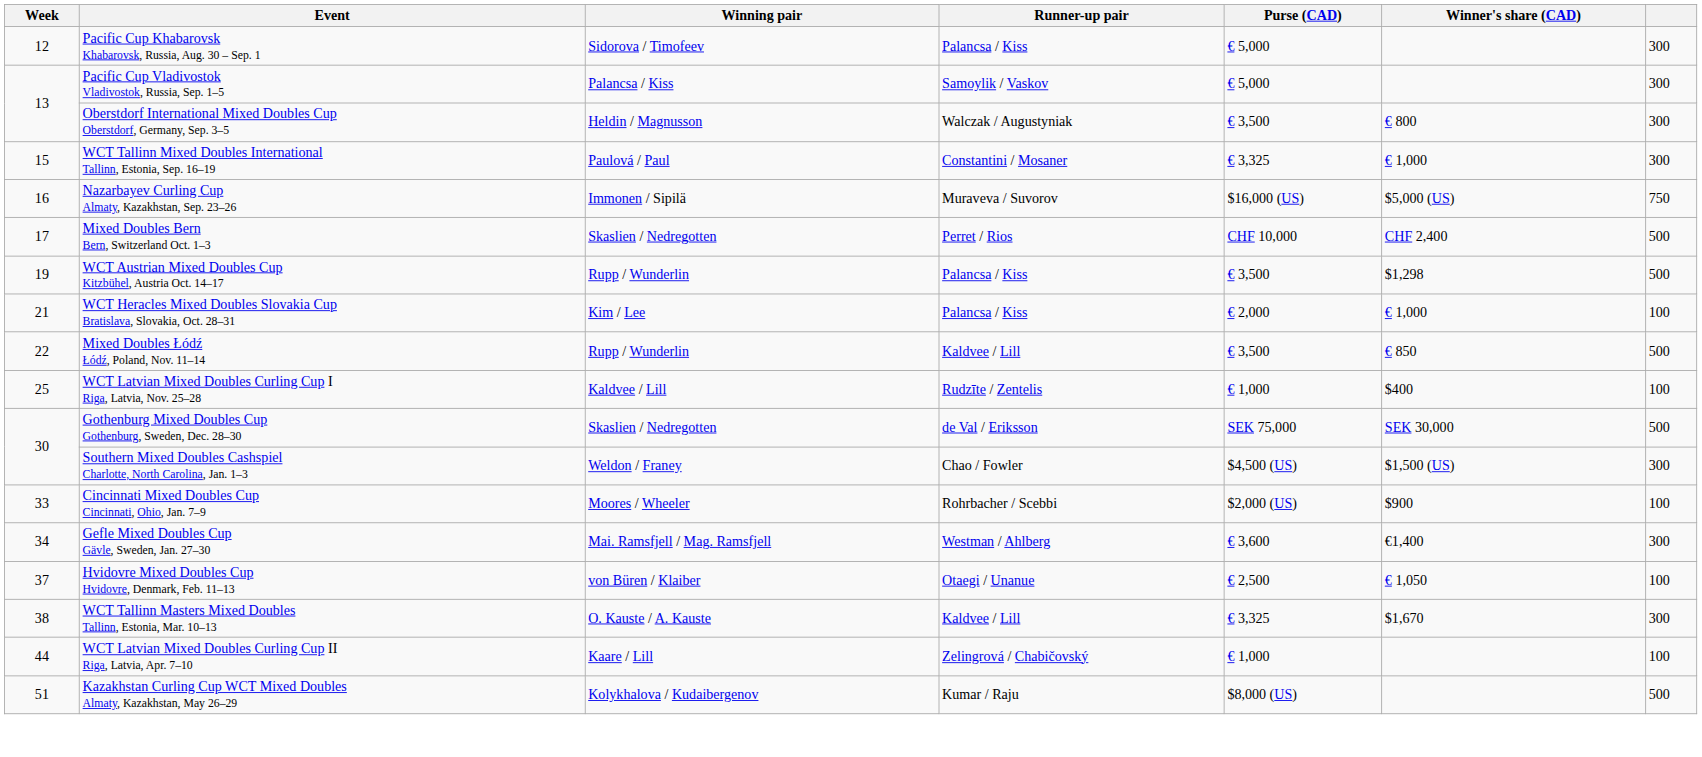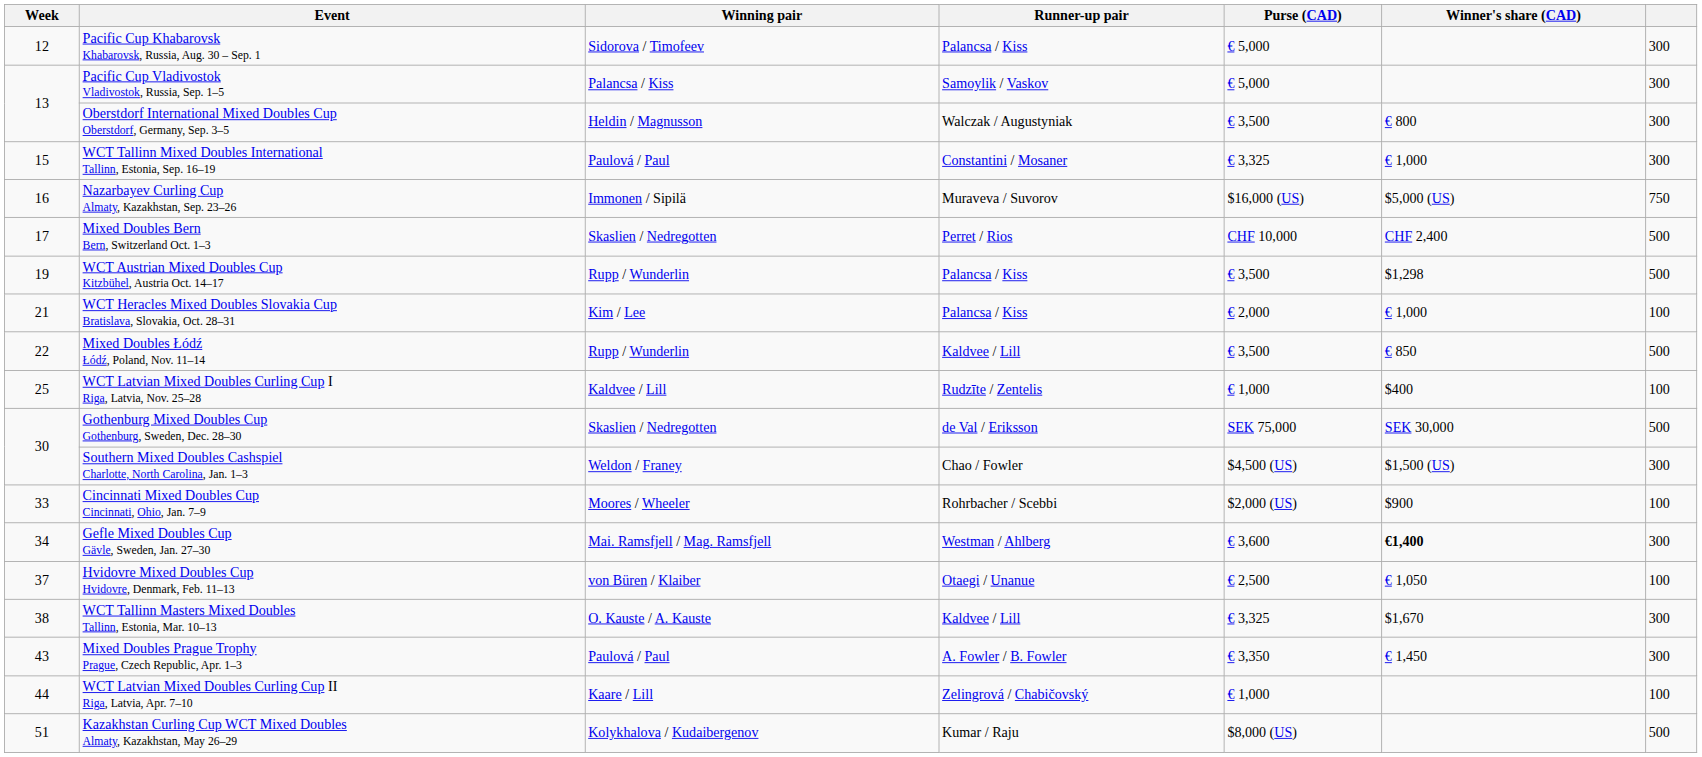(1404, 542) normal -> (1404, 542) bold
+ row: (170, 656)
